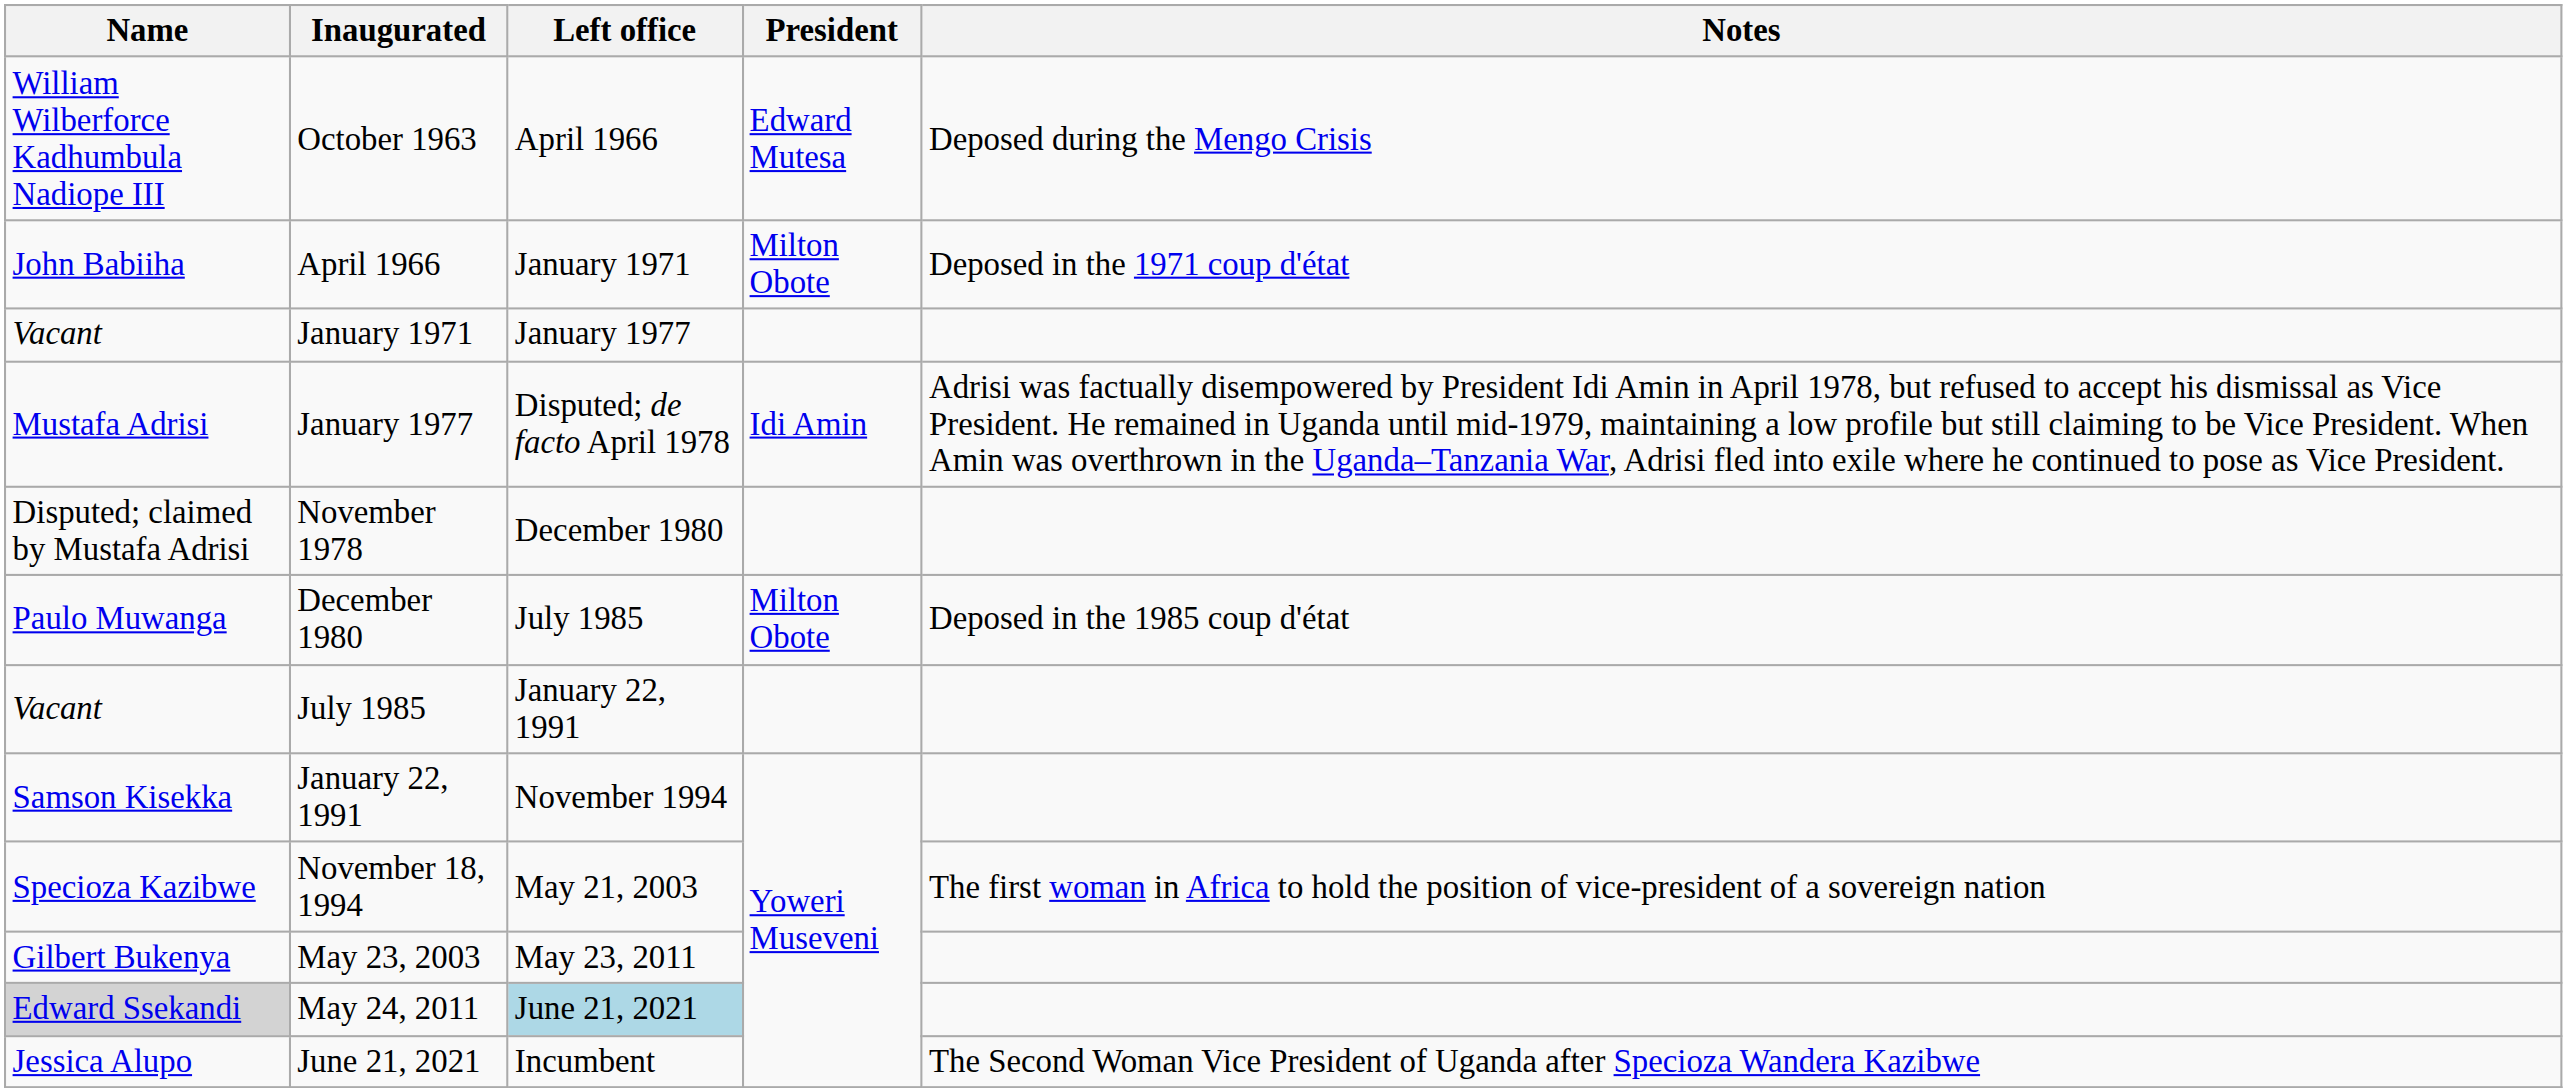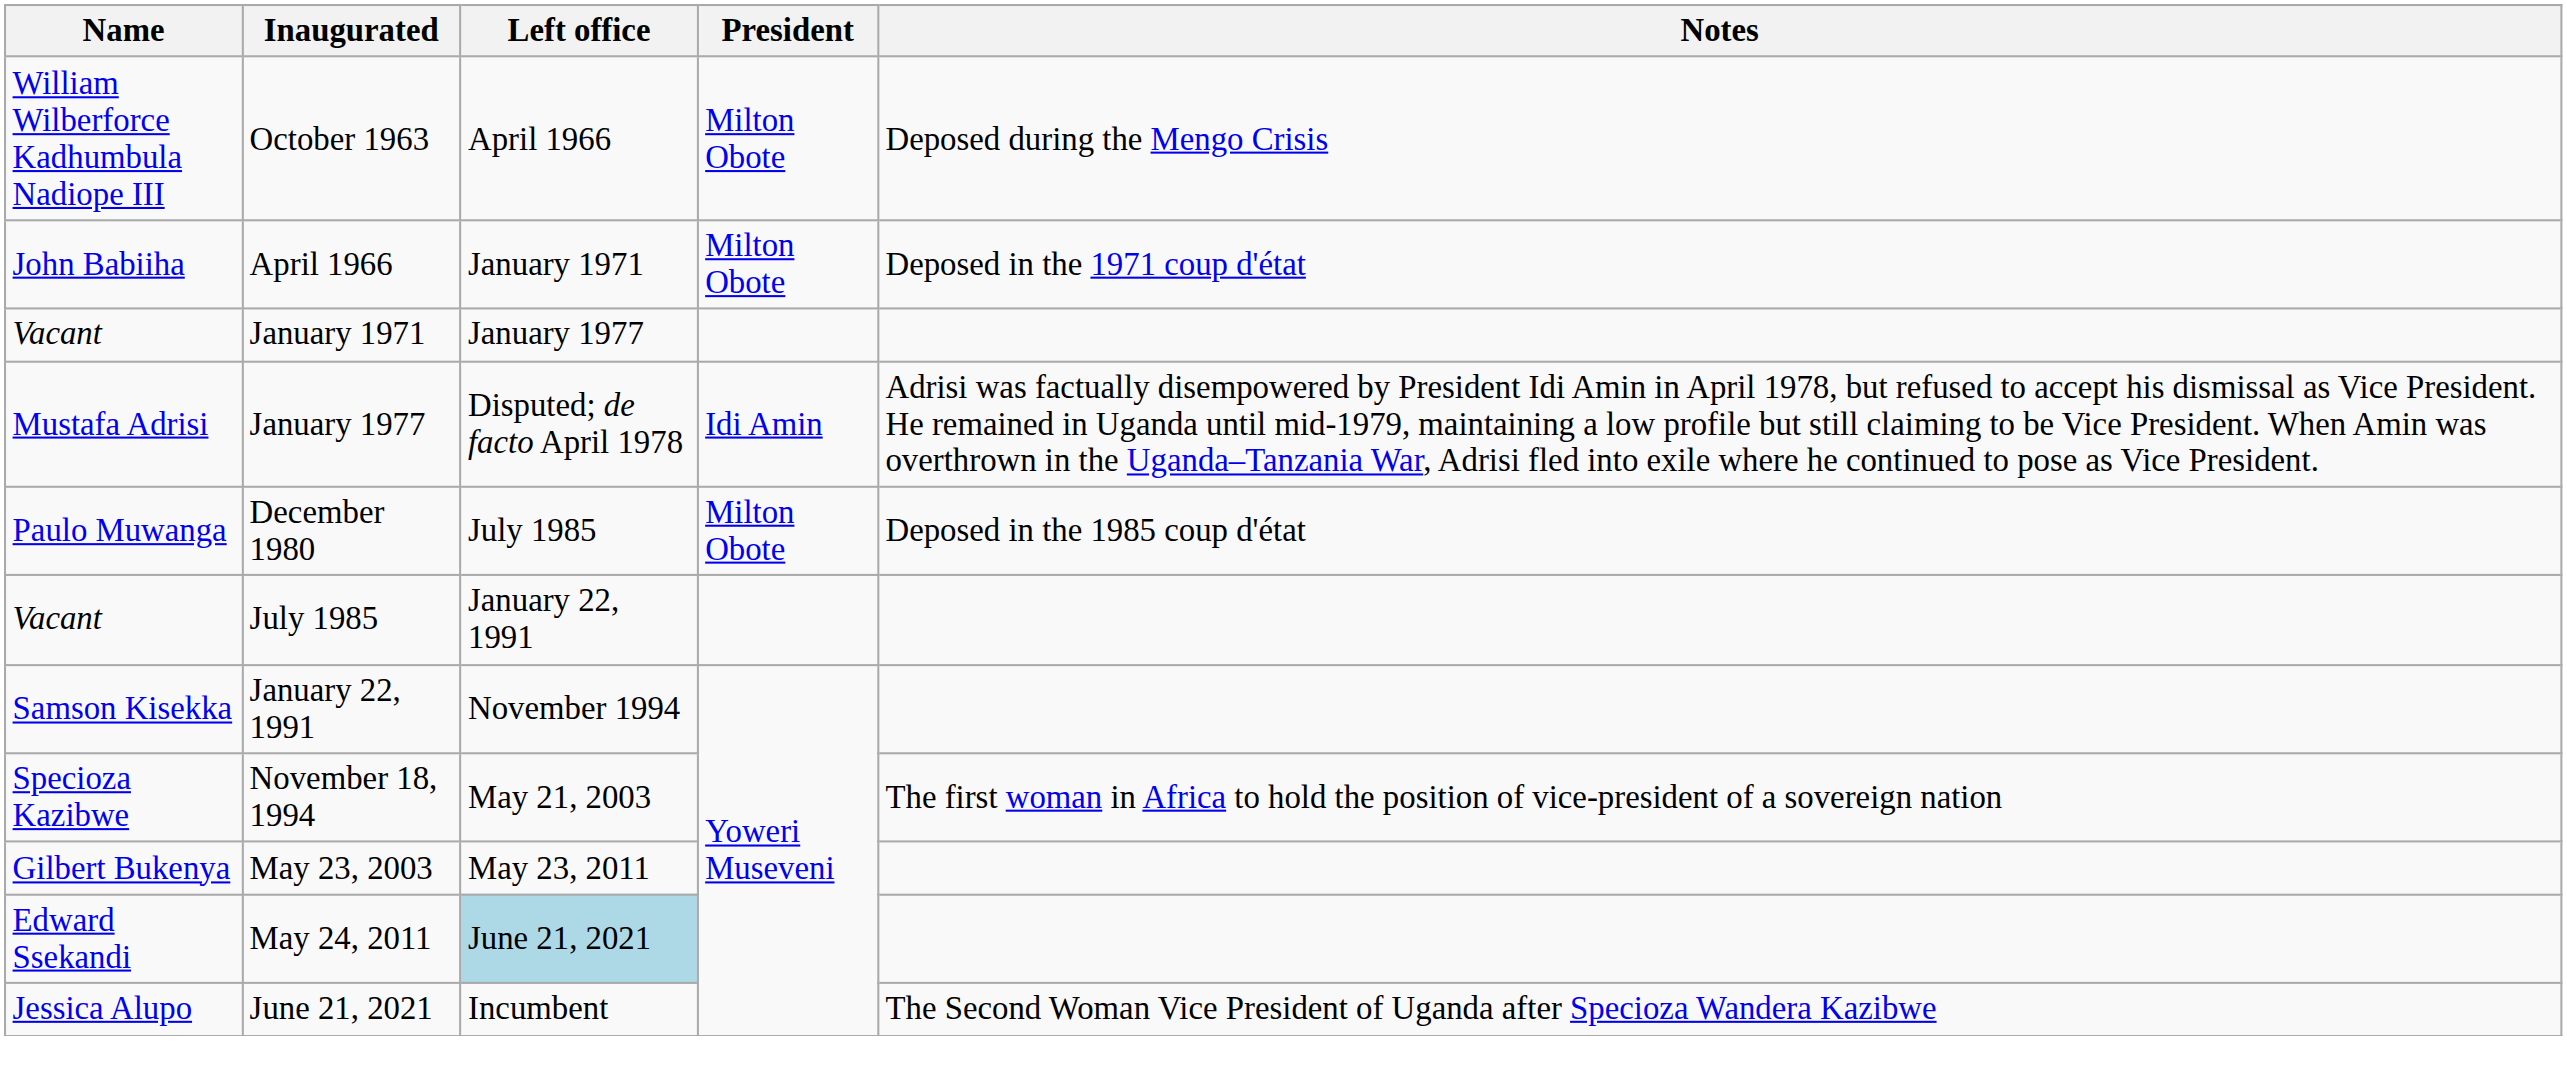(801, 137) Edward Mutesa -> (750, 137) Milton Obote
- row: (367, 530)
(127, 1008) lightgrey background -> (72, 938) no background
